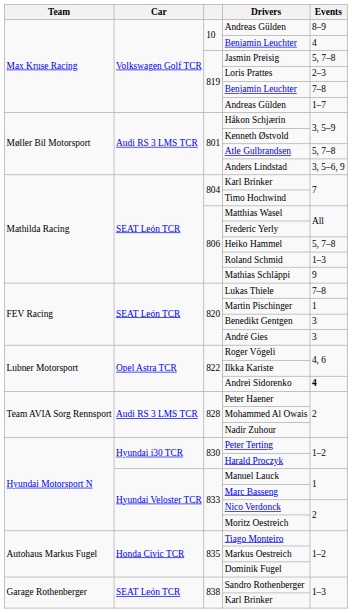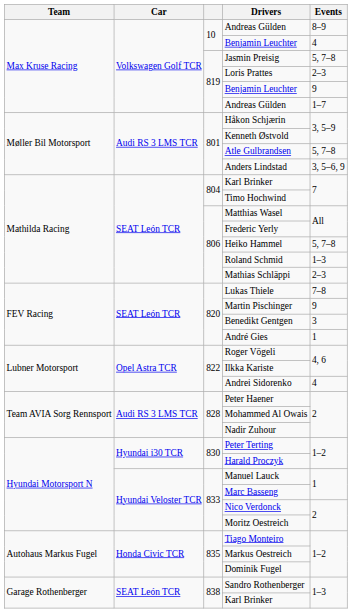(319, 89) 7–8 -> (314, 89) 9
(314, 275) 9 -> (319, 275) 2–3
(314, 305) 1 -> (314, 305) 9
(314, 336) 3 -> (314, 336) 1
(314, 383) bold -> (314, 383) normal
